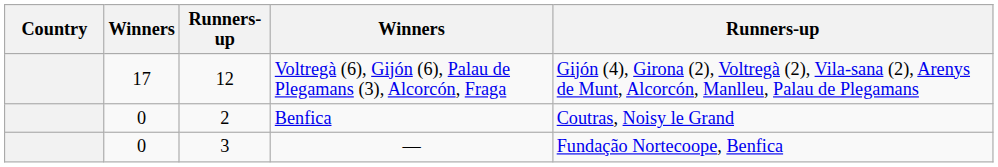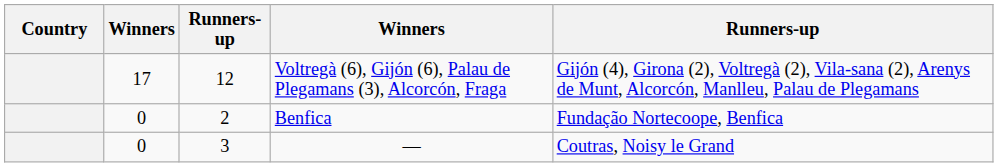(645, 117) Coutras, Noisy le Grand -> (670, 117) Fundação Nortecoope, Benfica
(670, 146) Fundação Nortecoope, Benfica -> (645, 146) Coutras, Noisy le Grand
